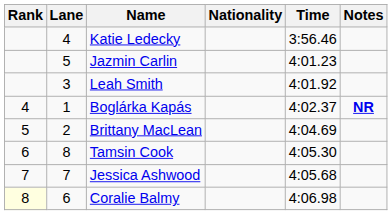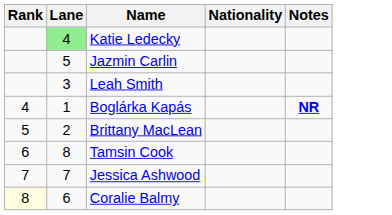- column: (313, 15)
(66, 38) no background -> (66, 38) lightgreen background
